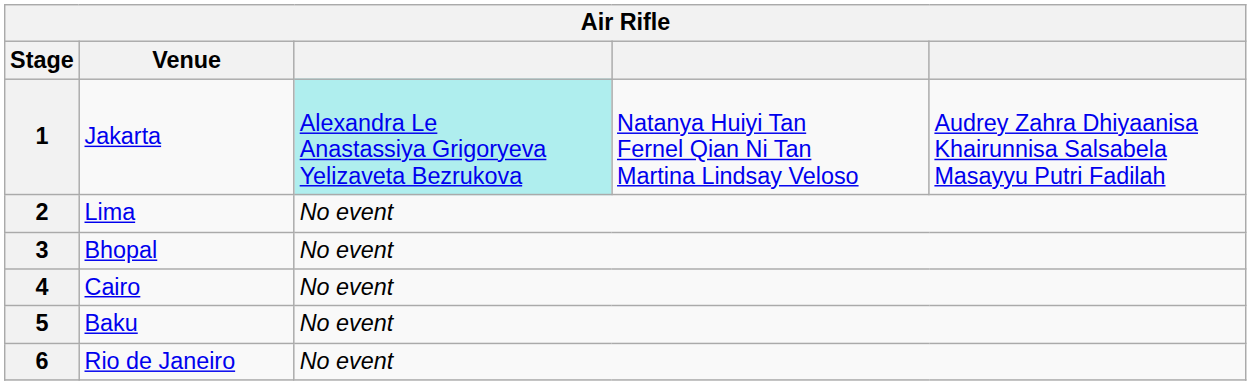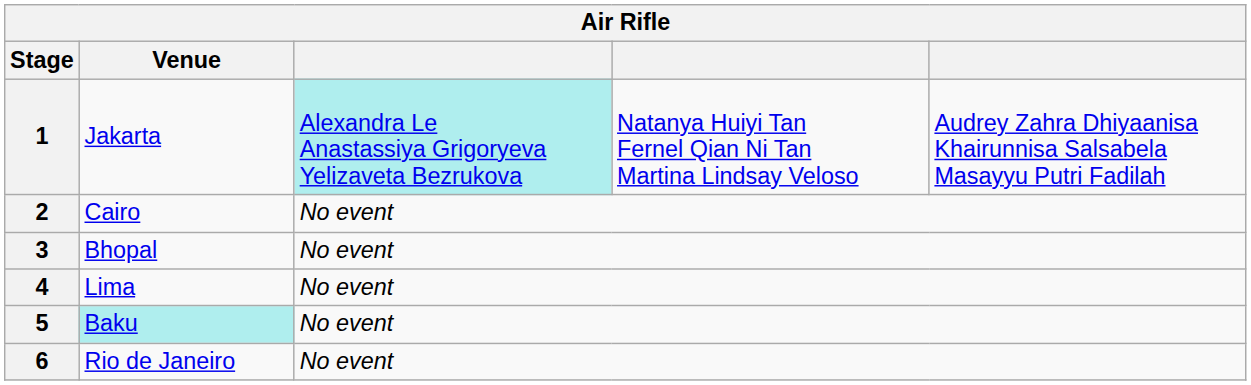(110, 213) Lima -> (112, 213) Cairo
(112, 287) Cairo -> (110, 287) Lima
(111, 324) no background -> (111, 324) paleturquoise background
